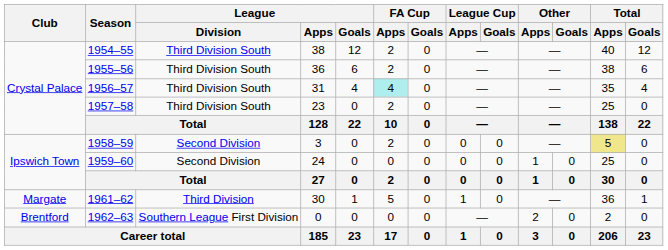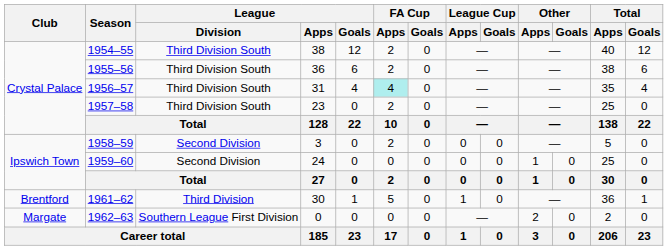(608, 143) khaki background -> (608, 143) no background
(45, 198) Margate -> (45, 198) Brentford
(45, 217) Brentford -> (45, 217) Margate
